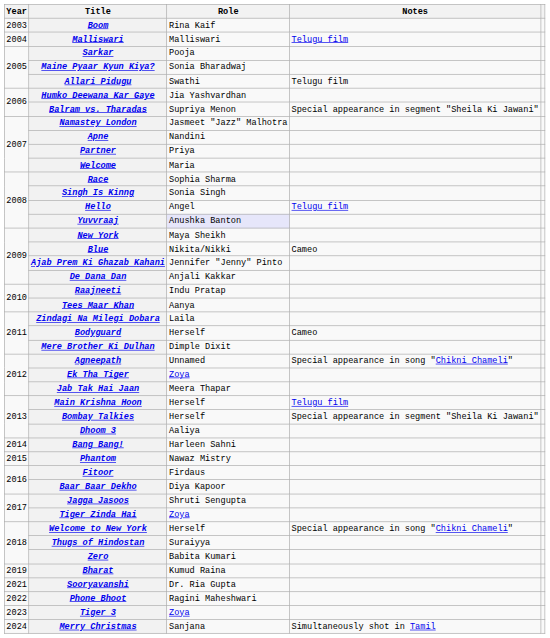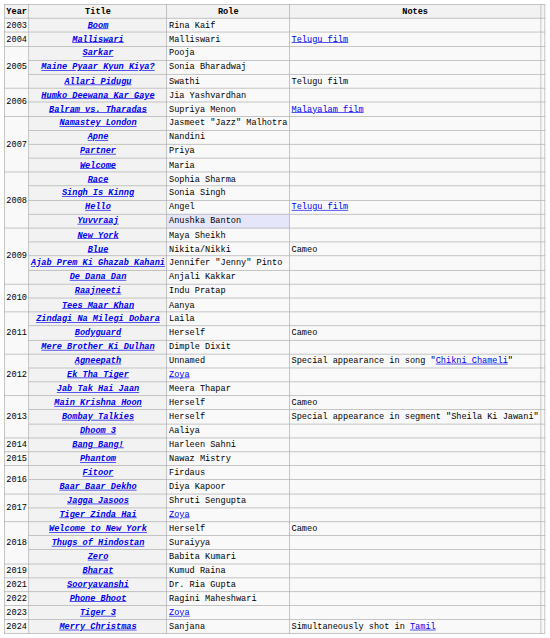(415, 109) Special appearance in segment "Sheila Ki Jawani" -> (328, 109) Malayalam film
(320, 403) Telugu film -> (304, 403) Cameo
(402, 529) Special appearance in song "Chikni Chameli" -> (304, 529) Cameo
